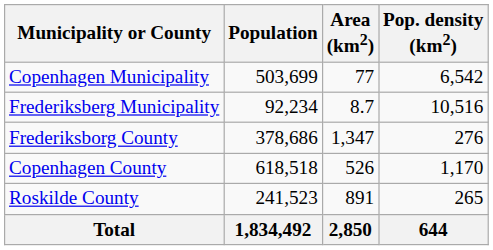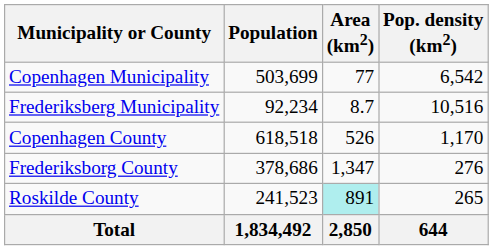rows swapped: (88, 168) <-> (93, 137)
(360, 198) no background -> (360, 198) paleturquoise background
